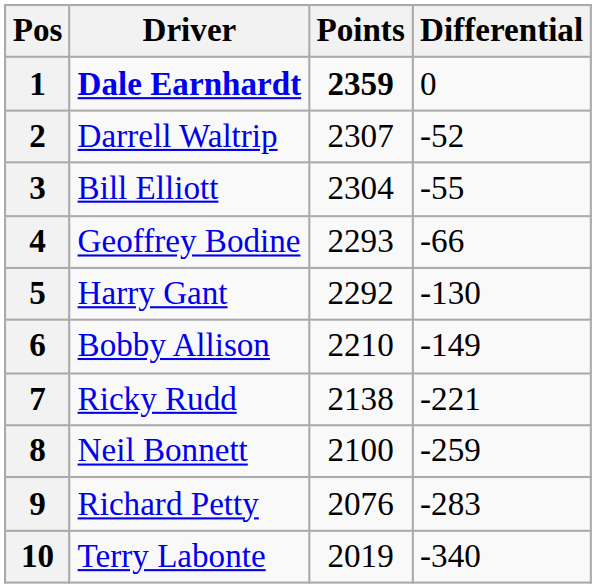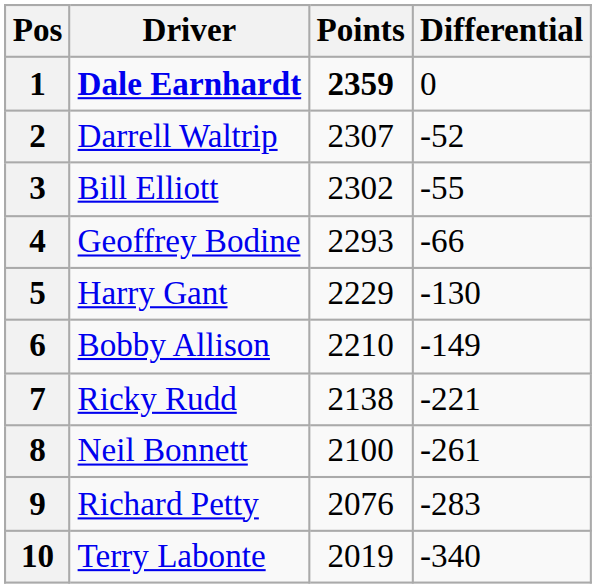(361, 188) 2304 -> (361, 188) 2302
(361, 293) 2292 -> (361, 293) 2229
(450, 450) -259 -> (450, 450) -261
